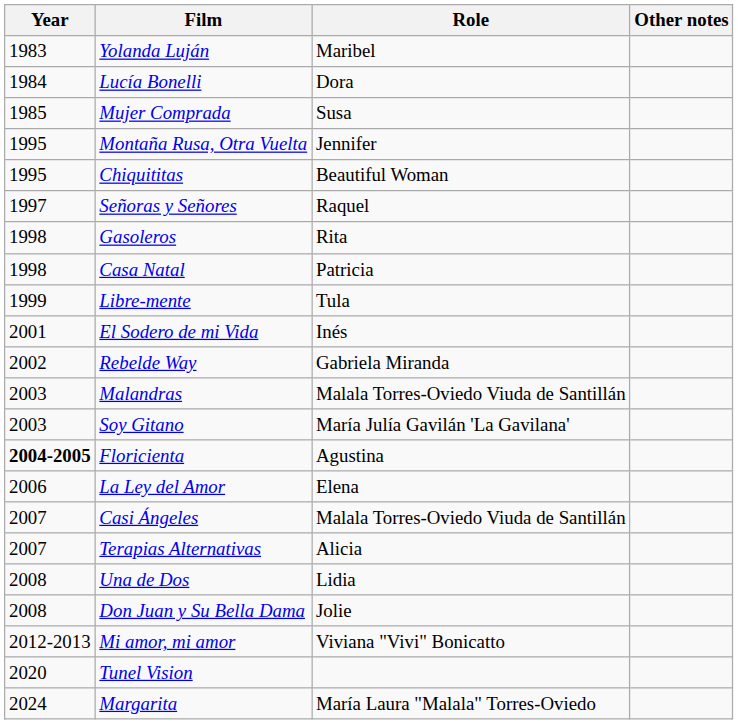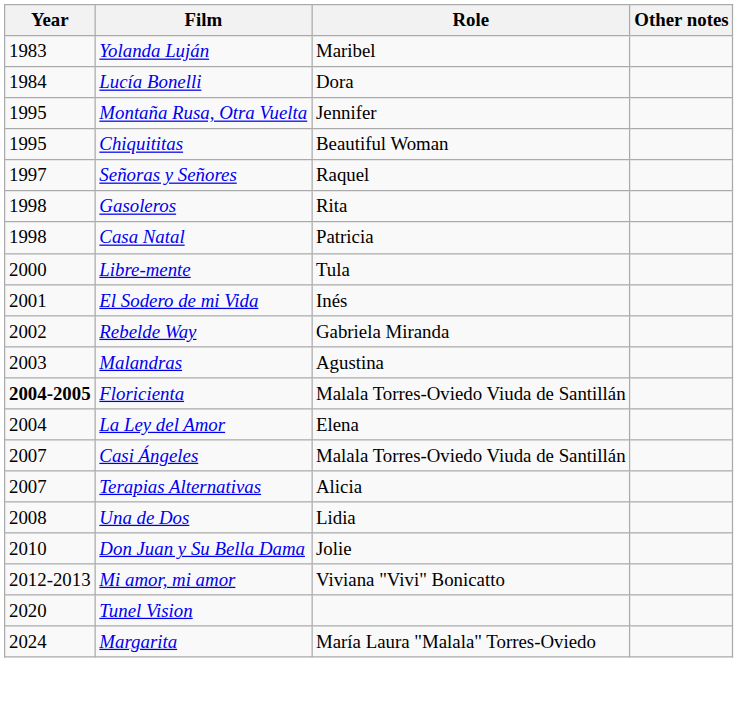- row: (165, 113)
(28, 299) 1999 -> (28, 268) 2000
(471, 393) Malala Torres-Oviedo Viuda de Santillán -> (350, 362) Agustina
- row: (141, 424)
(350, 455) Agustina -> (471, 393) Malala Torres-Oviedo Viuda de Santillán
(28, 486) 2006 -> (28, 424) 2004
(28, 610) 2008 -> (28, 548) 2010
